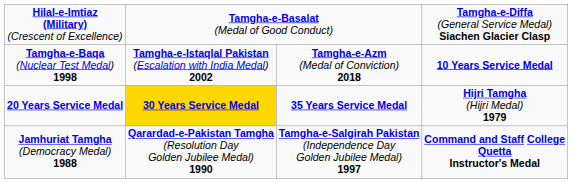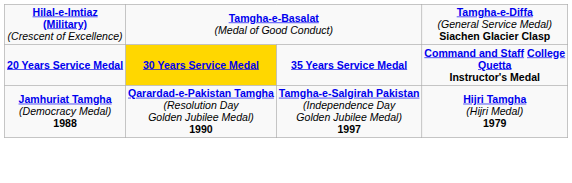- row: (65, 65)
(495, 105) Hijri Tamgha (Hijri Medal) 1979 -> (495, 65) Command and Staff College Quetta Instructor's Medal
(495, 152) Command and Staff College Quetta Instructor's Medal -> (495, 111) Hijri Tamgha (Hijri Medal) 1979
